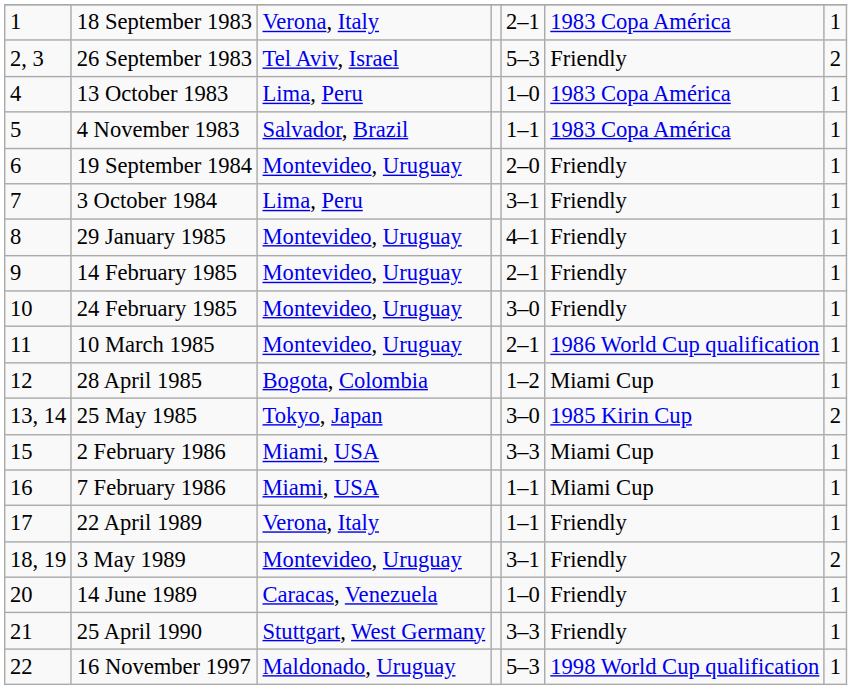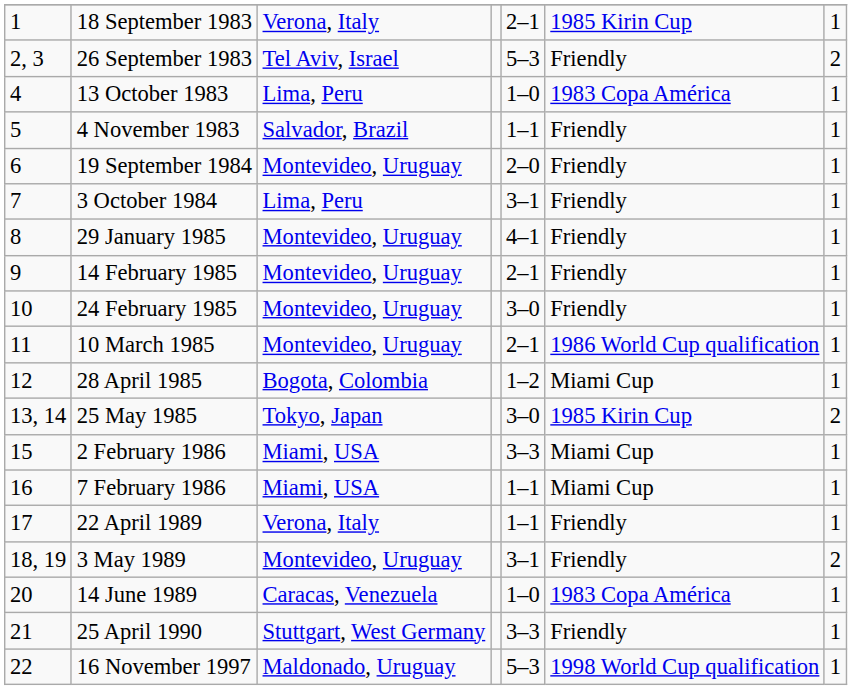(641, 22) 1983 Copa América -> (621, 22) 1985 Kirin Cup
(641, 129) 1983 Copa América -> (589, 129) Friendly
(589, 594) Friendly -> (641, 594) 1983 Copa América
